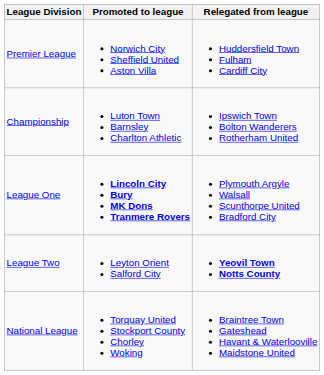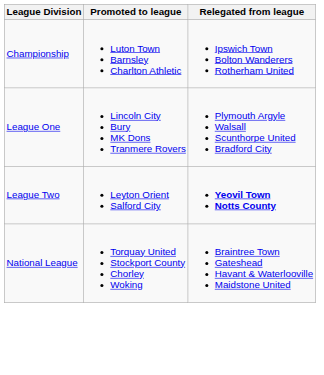- row: (41, 53)
(138, 201) bold -> (136, 133) normal
